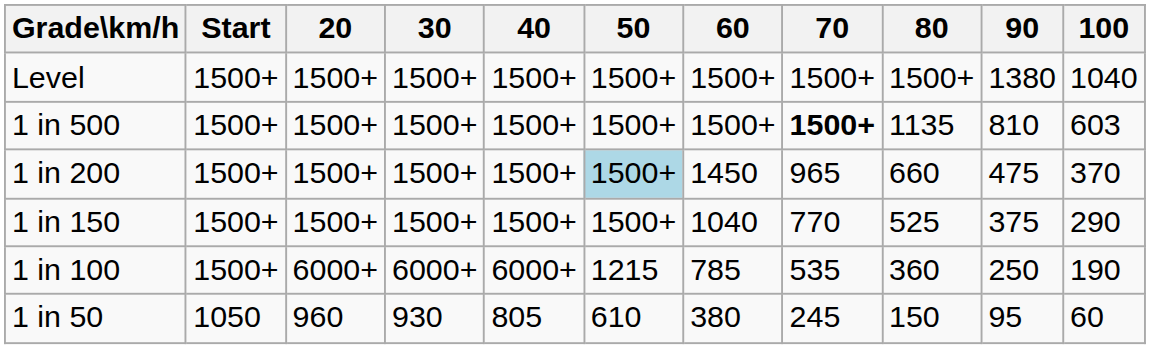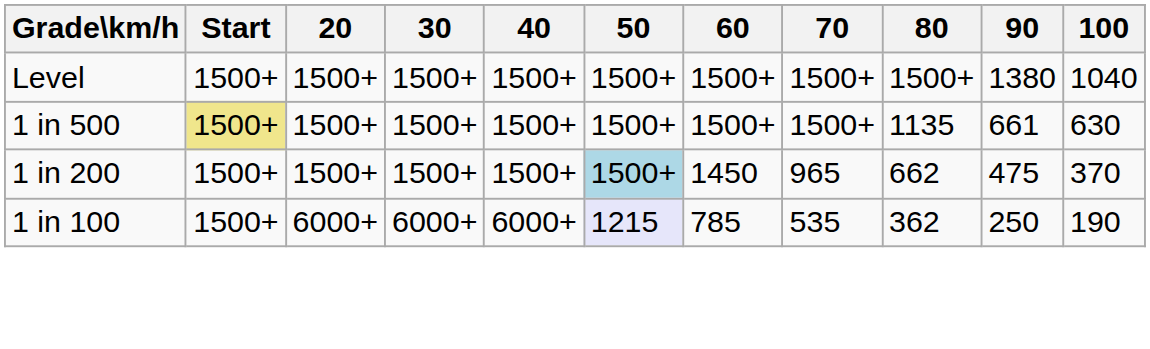(236, 125) no background -> (236, 125) khaki background
(832, 125) bold -> (832, 125) normal
(1014, 125) 810 -> (1014, 125) 661
(1095, 125) 603 -> (1095, 125) 630
(914, 173) 660 -> (914, 173) 662
- row: (66, 221)
(625, 269) no background -> (625, 221) lavender background
(914, 269) 360 -> (914, 221) 362
- row: (58, 317)
